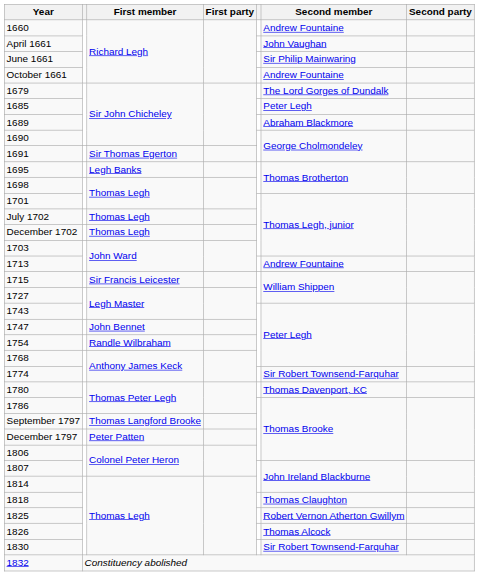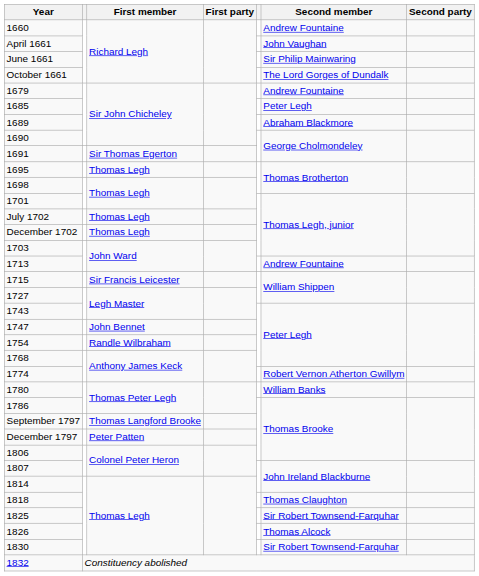(304, 75) Andrew Fountaine -> (326, 75) The Lord Gorges of Dundalk
(326, 91) The Lord Gorges of Dundalk -> (304, 91) Andrew Fountaine
(115, 169) Legh Banks -> (119, 169) Thomas Legh
(331, 374) Sir Robert Townsend-Farquhar -> (334, 374) Robert Vernon Atherton Gwillym
(315, 389) Thomas Davenport, KC -> (294, 389) William Banks
(334, 515) Robert Vernon Atherton Gwillym -> (331, 515) Sir Robert Townsend-Farquhar
